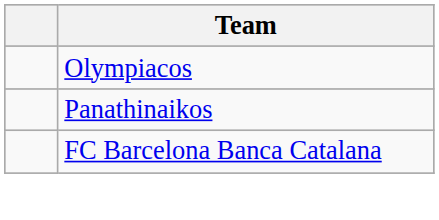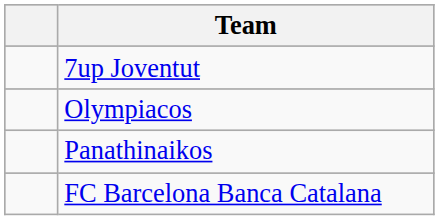+ row: (132, 67)
